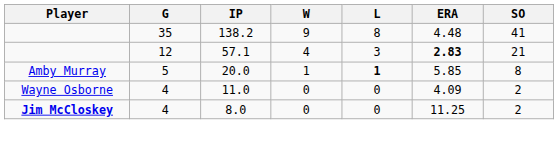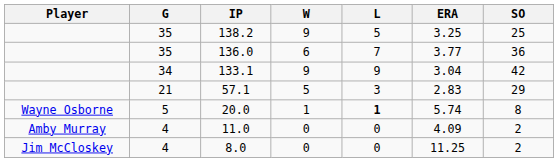(377, 33) 8 -> (377, 33) 5
(448, 33) 4.48 -> (448, 33) 3.25
(518, 33) 41 -> (518, 33) 25
+ row: (236, 52)
+ row: (236, 71)
(165, 52) 12 -> (165, 90) 21
(306, 52) 4 -> (306, 90) 5
(448, 52) bold -> (448, 90) normal
(518, 52) 21 -> (518, 90) 29
(67, 71) Amby Murray -> (67, 109) Wayne Osborne
(448, 71) 5.85 -> (448, 109) 5.74
(67, 90) Wayne Osborne -> (67, 128) Amby Murray
(67, 109) bold -> (67, 147) normal
